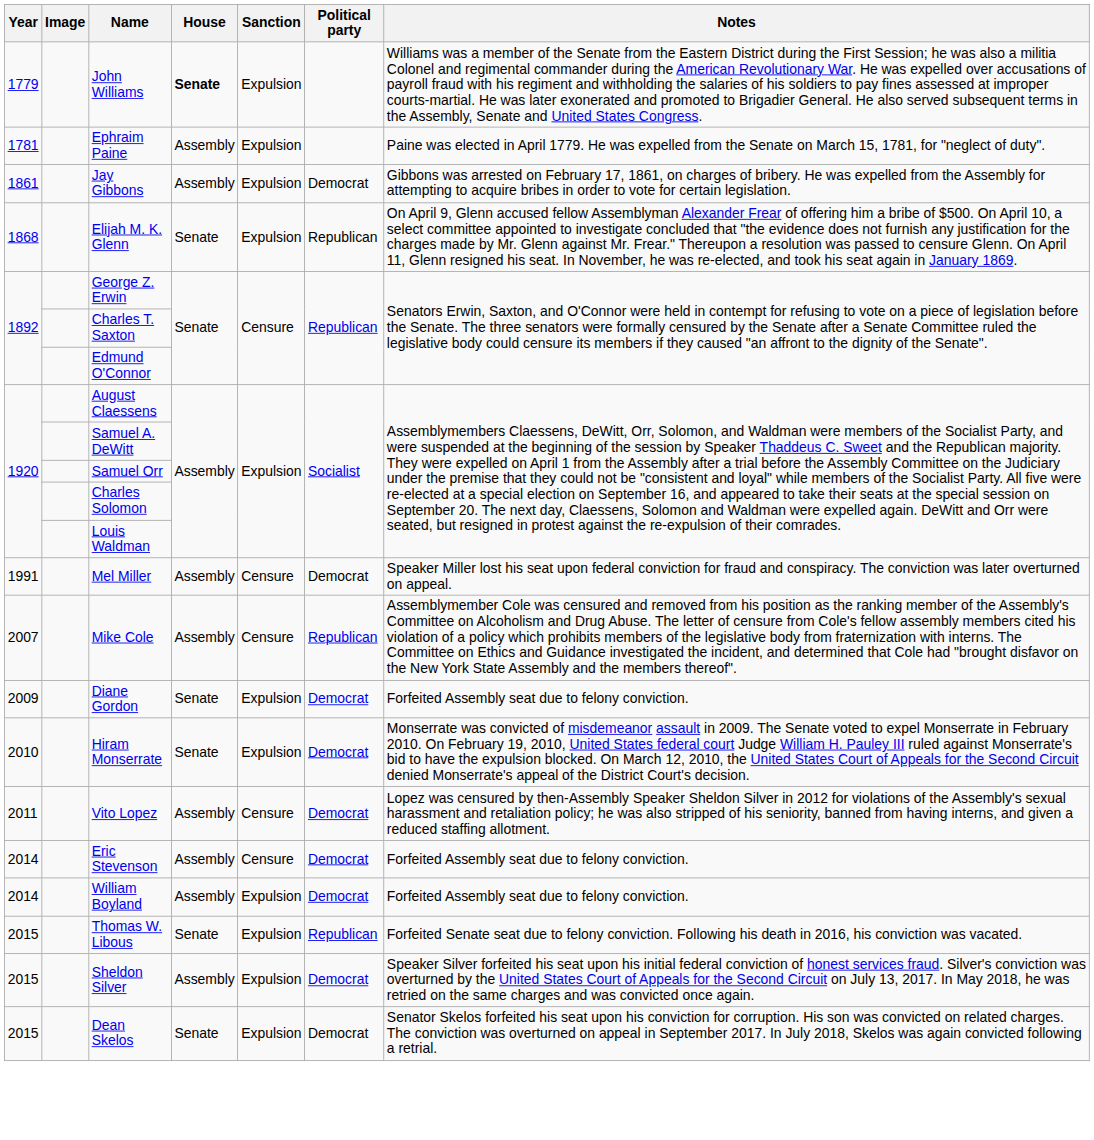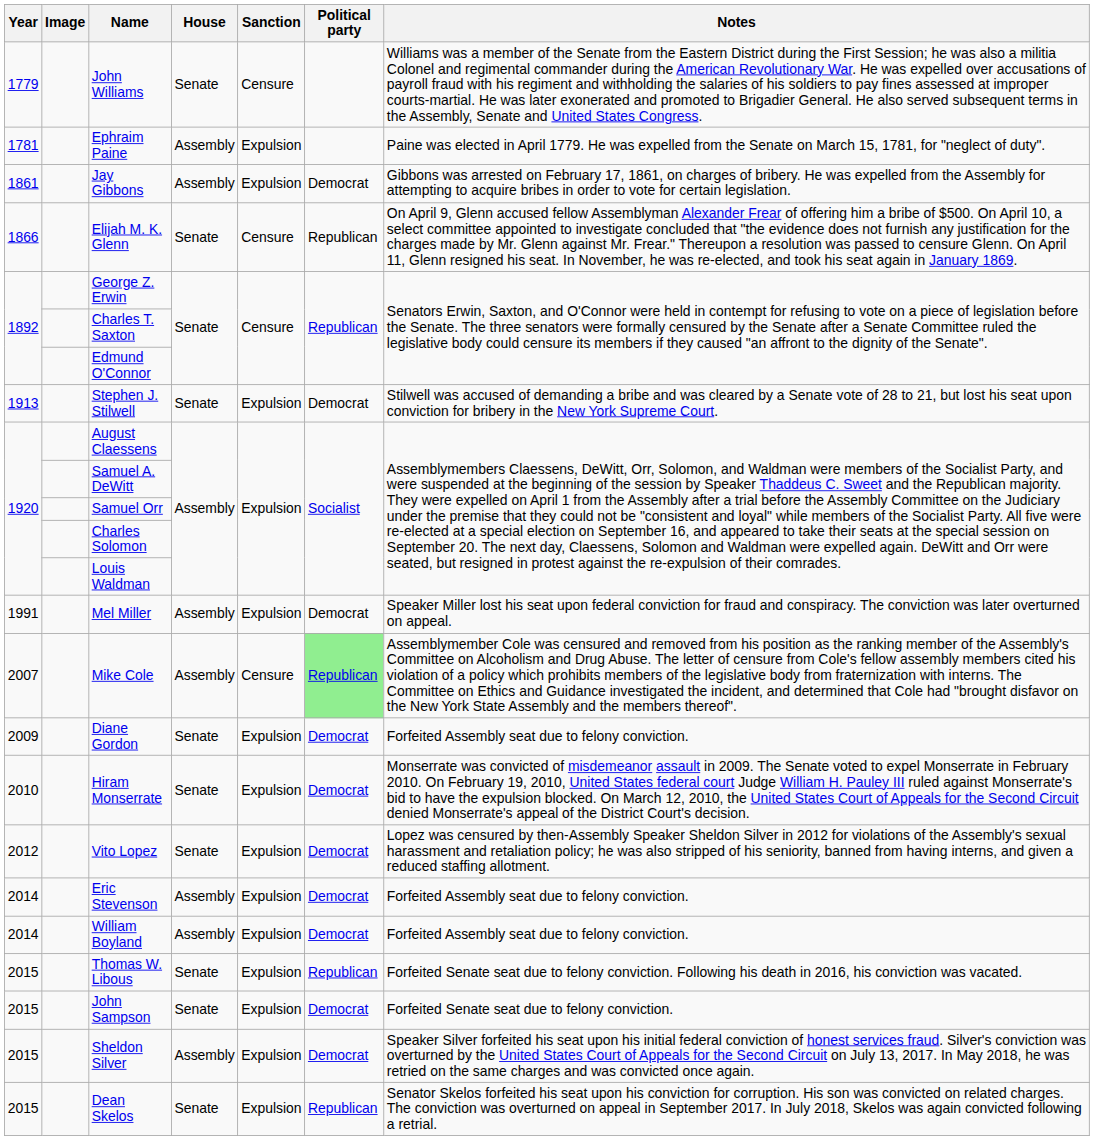(197, 84) bold -> (196, 84) normal
(271, 84) Expulsion -> (267, 84) Censure
(23, 236) 1868 -> (23, 236) 1866
(271, 236) Expulsion -> (267, 236) Censure
+ row: (125, 403)
(267, 576) Censure -> (271, 614) Expulsion
(343, 637) no background -> (343, 675) lightgreen background
(23, 813) 2011 -> (23, 851) 2012
(205, 813) Assembly -> (196, 851) Senate
(267, 813) Censure -> (271, 851) Expulsion
(267, 859) Censure -> (271, 896) Expulsion
+ row: (121, 1010)
(338, 1033) Democrat -> (343, 1109) Republican
